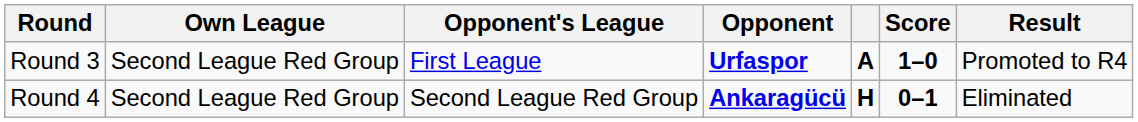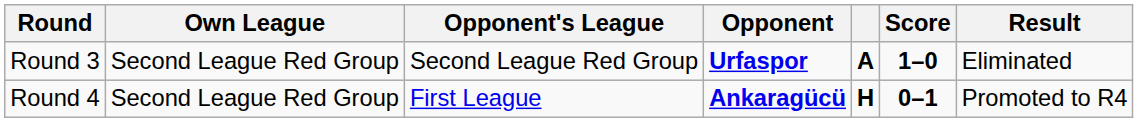(476, 60) First League -> (554, 60) Second League Red Group
(1045, 60) Promoted to R4 -> (1017, 60) Eliminated
(554, 98) Second League Red Group -> (476, 98) First League
(1017, 98) Eliminated -> (1045, 98) Promoted to R4
